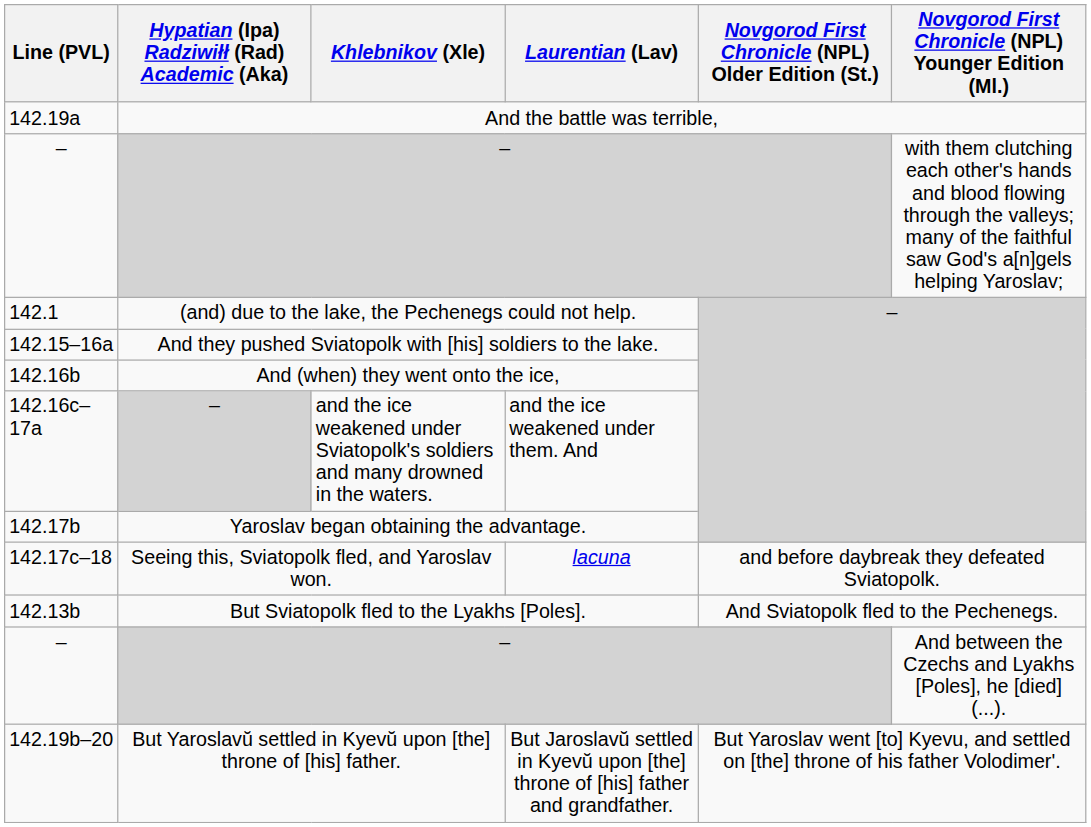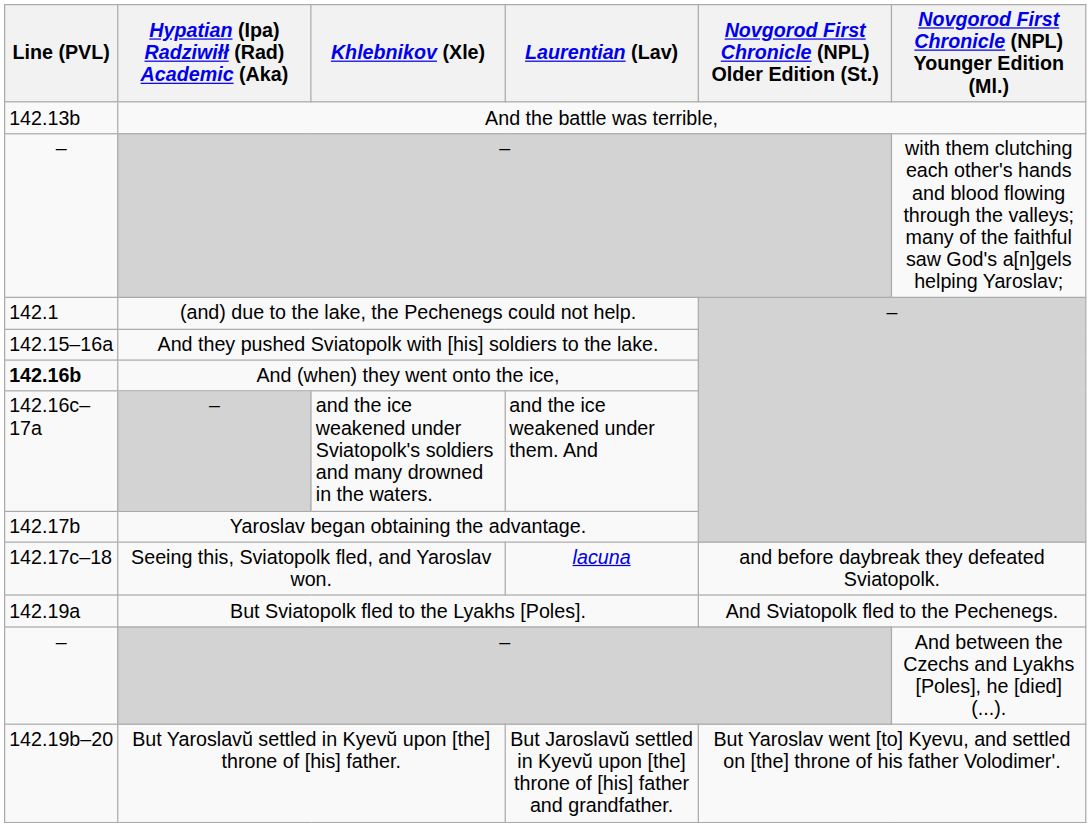(45, 117) 142.19a -> (45, 117) 142.13b
(45, 375) normal -> (45, 375) bold
(45, 610) 142.13b -> (45, 610) 142.19a
